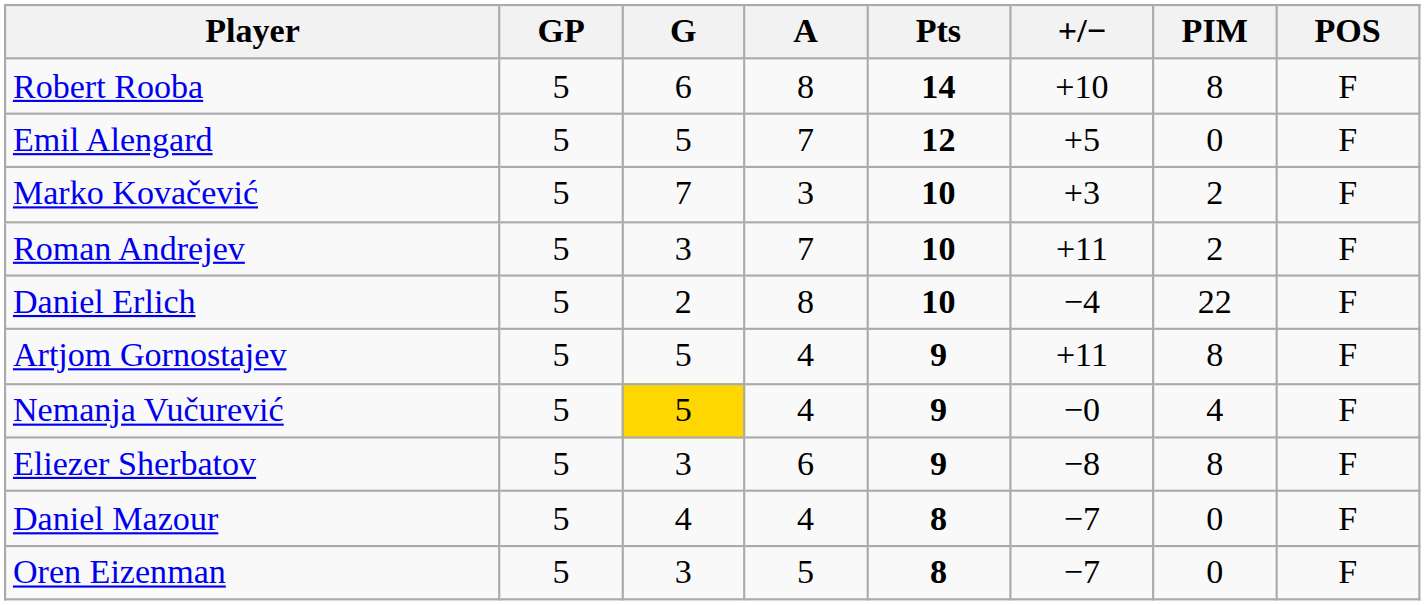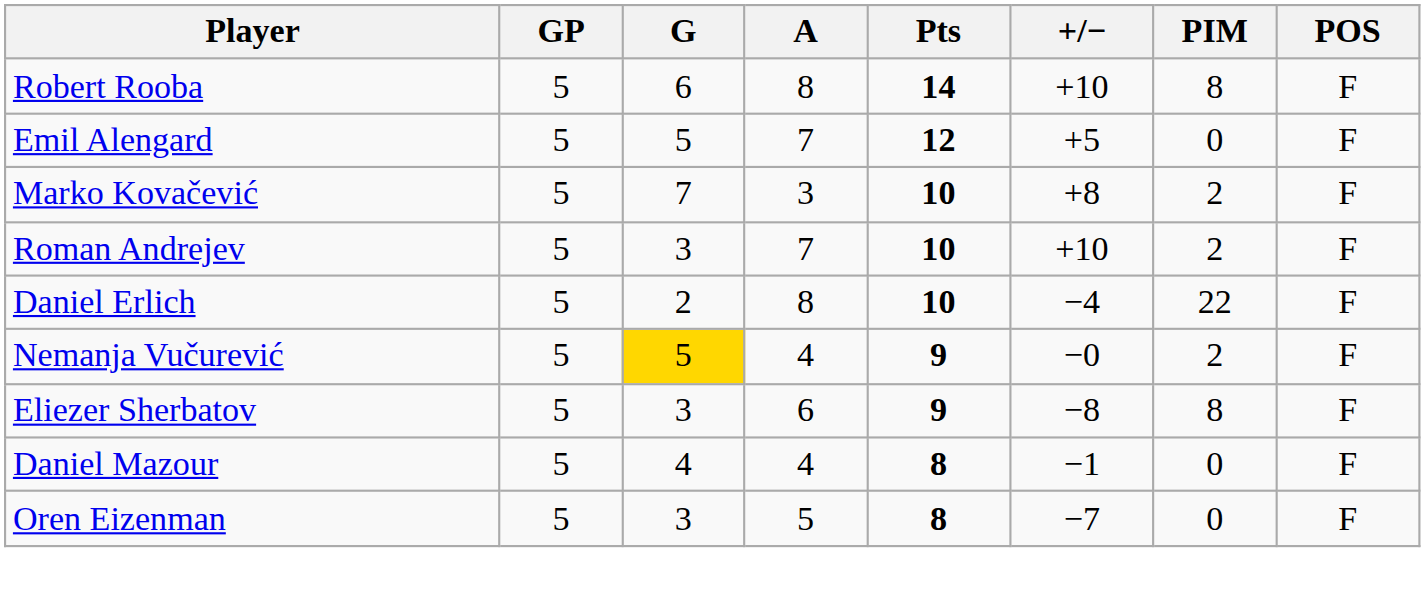(1082, 193) +3 -> (1082, 193) +8
(1082, 247) +11 -> (1082, 247) +10
- row: (150, 355)
(1215, 409) 4 -> (1215, 355) 2
(1082, 517) −7 -> (1082, 463) −1
